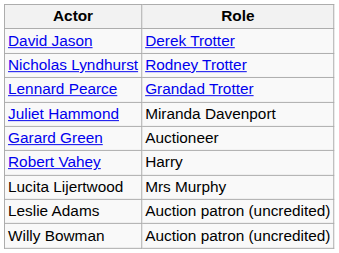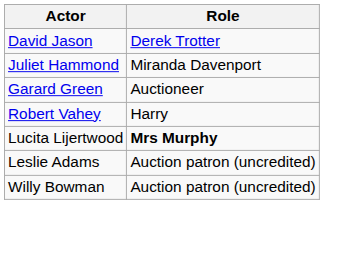- row: (73, 65)
- row: (63, 89)
(186, 187) normal -> (174, 138) bold
